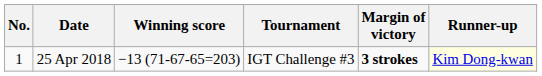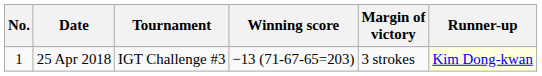columns swapped: (301, 25) <-> (179, 25)
(390, 59) bold -> (388, 59) normal
